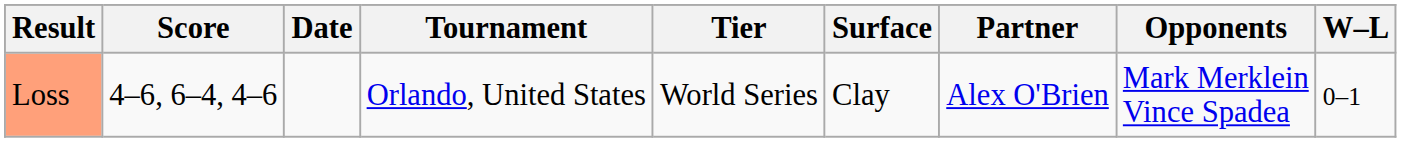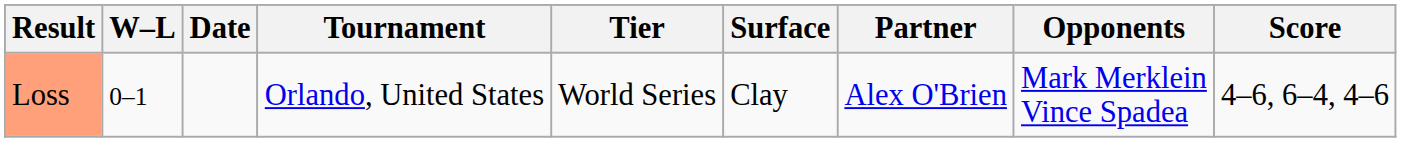columns swapped: (1356, 28) <-> (193, 28)
